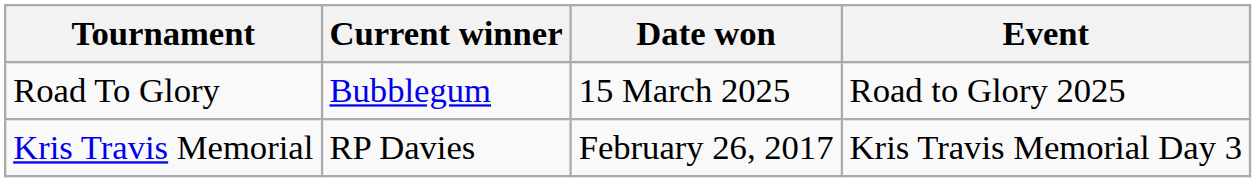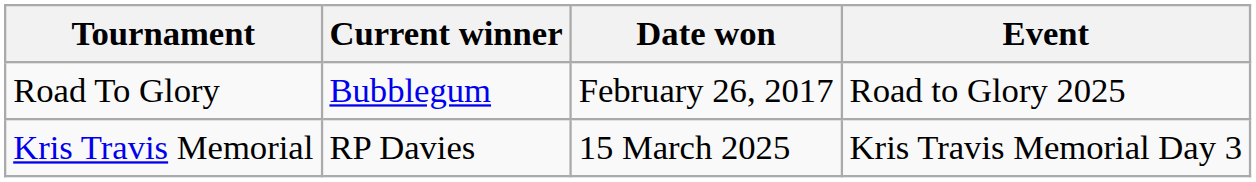(684, 90) 15 March 2025 -> (706, 90) February 26, 2017
(706, 147) February 26, 2017 -> (684, 147) 15 March 2025
